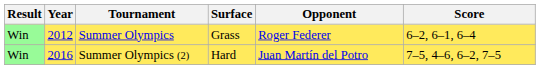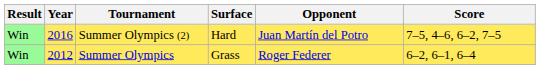rows swapped: (126, 34) <-> (134, 54)
